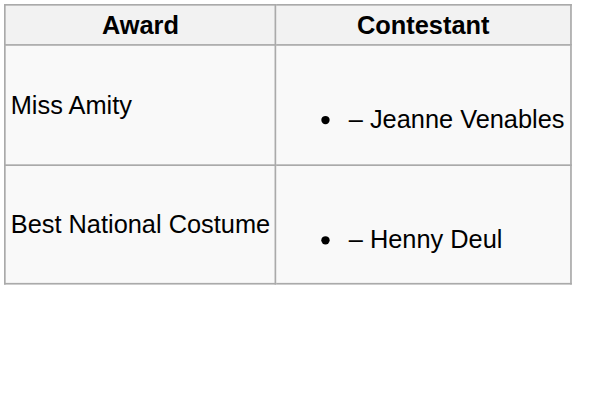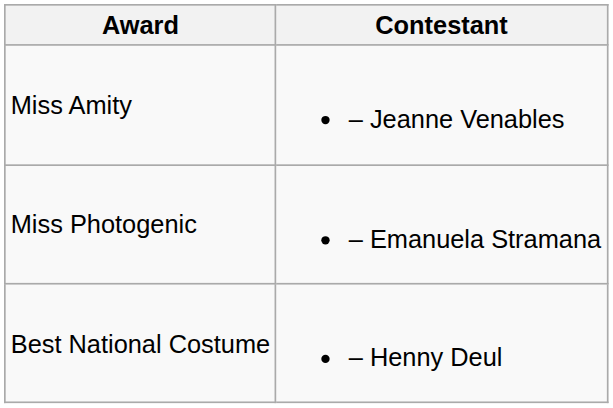+ row: (104, 224)
